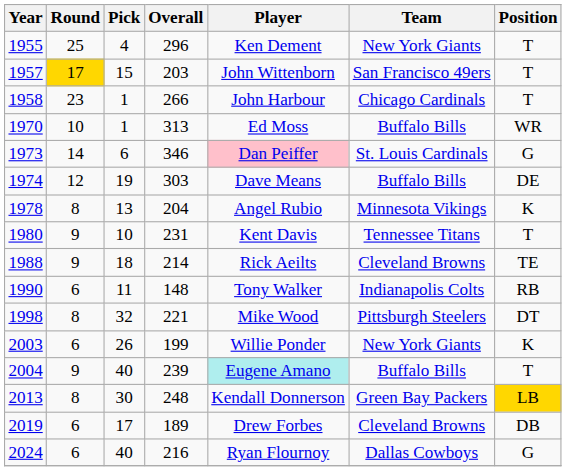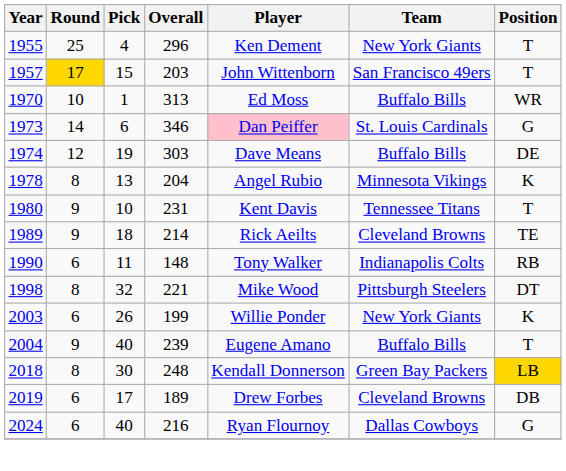- row: (176, 99)
(26, 262) 1988 -> (26, 235) 1989
(278, 371) paleturquoise background -> (278, 343) no background
(26, 398) 2013 -> (26, 371) 2018
